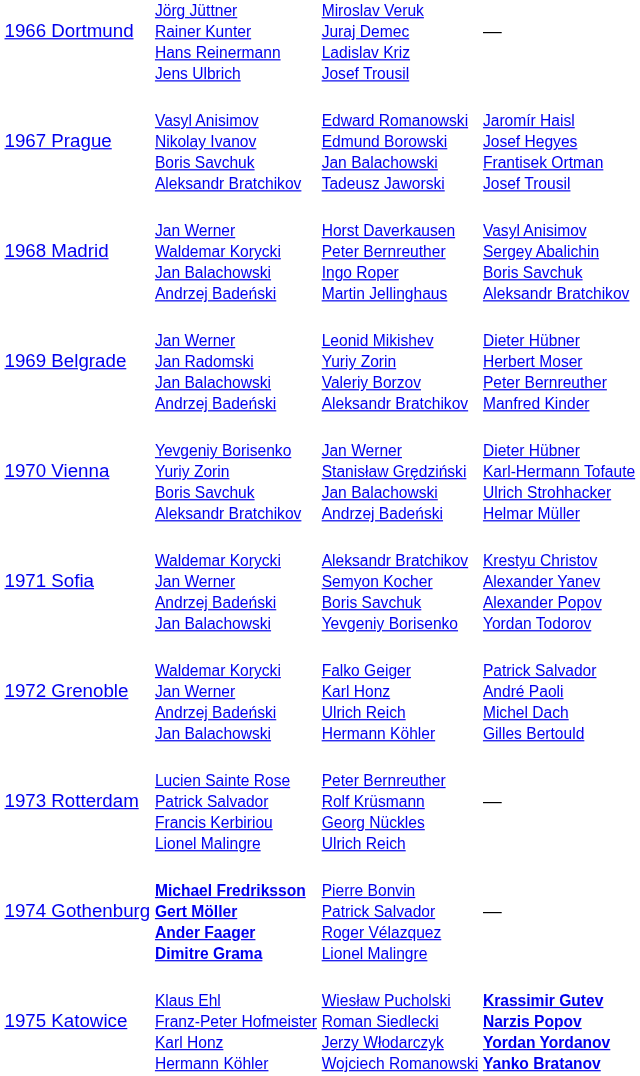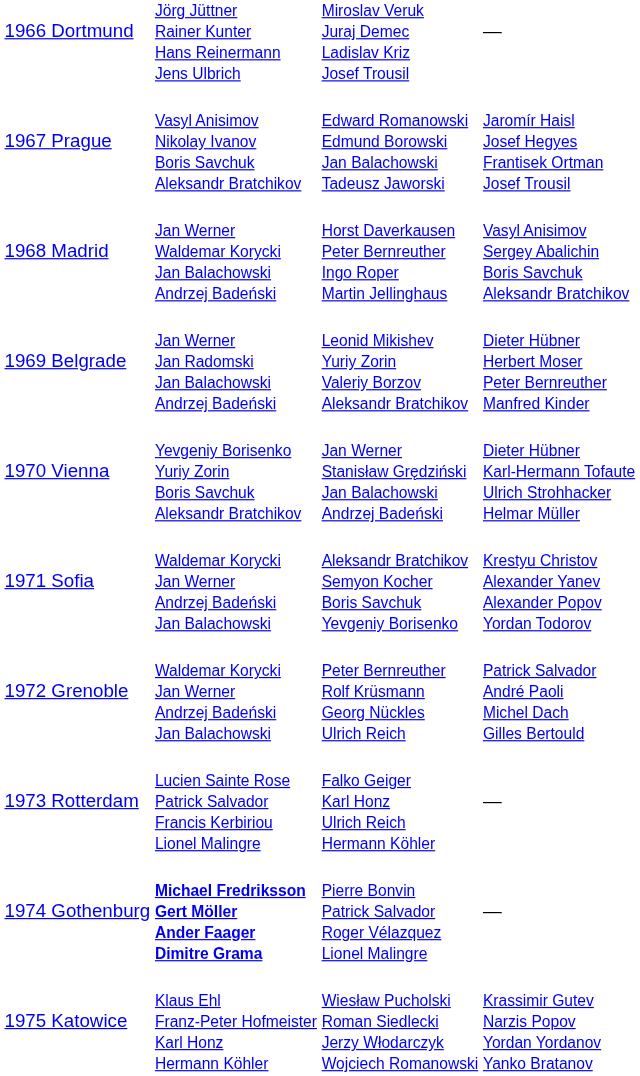(378, 702) Falko Geiger Karl Honz Ulrich Reich Hermann Köhler -> (384, 702) Peter Bernreuther Rolf Krüsmann Georg Nückles Ulrich Reich
(384, 812) Peter Bernreuther Rolf Krüsmann Georg Nückles Ulrich Reich -> (378, 812) Falko Geiger Karl Honz Ulrich Reich Hermann Köhler
(547, 1031) bold -> (542, 1032) normal
